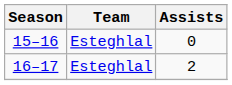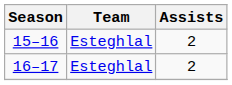(192, 42) 0 -> (192, 42) 2
